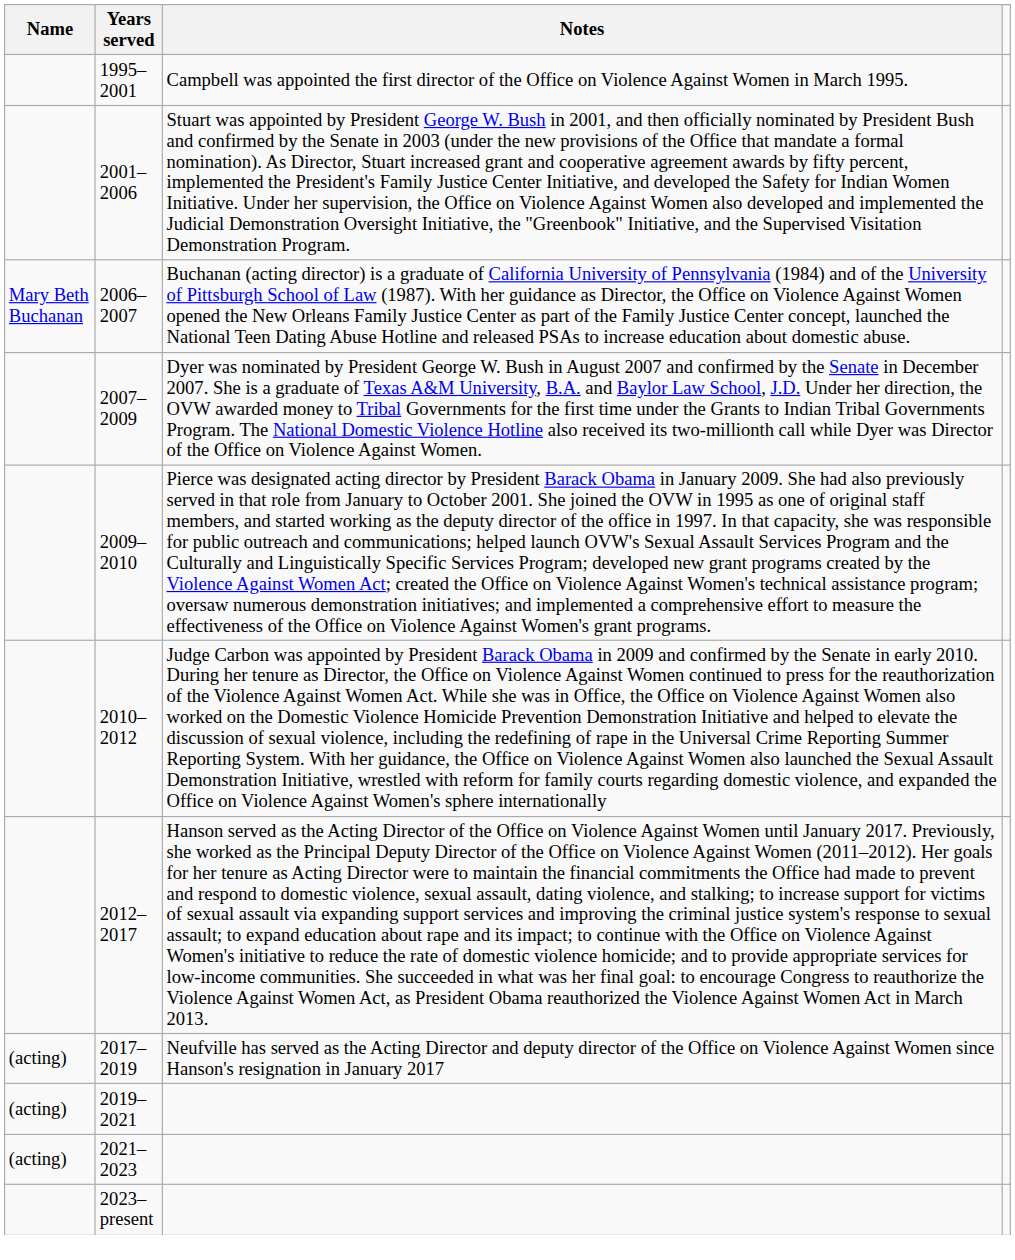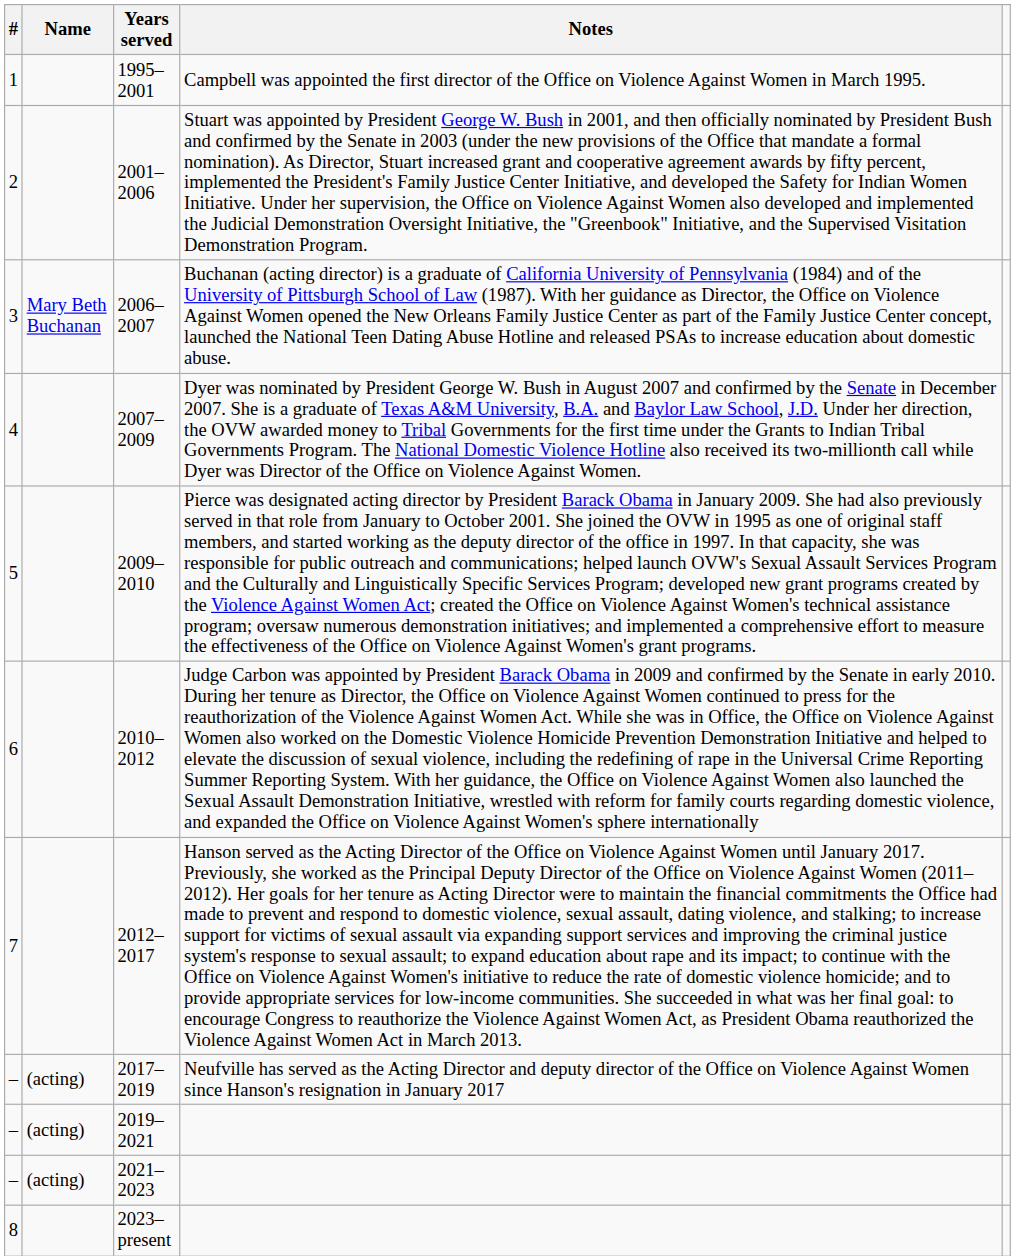+ column: (13, 29)
